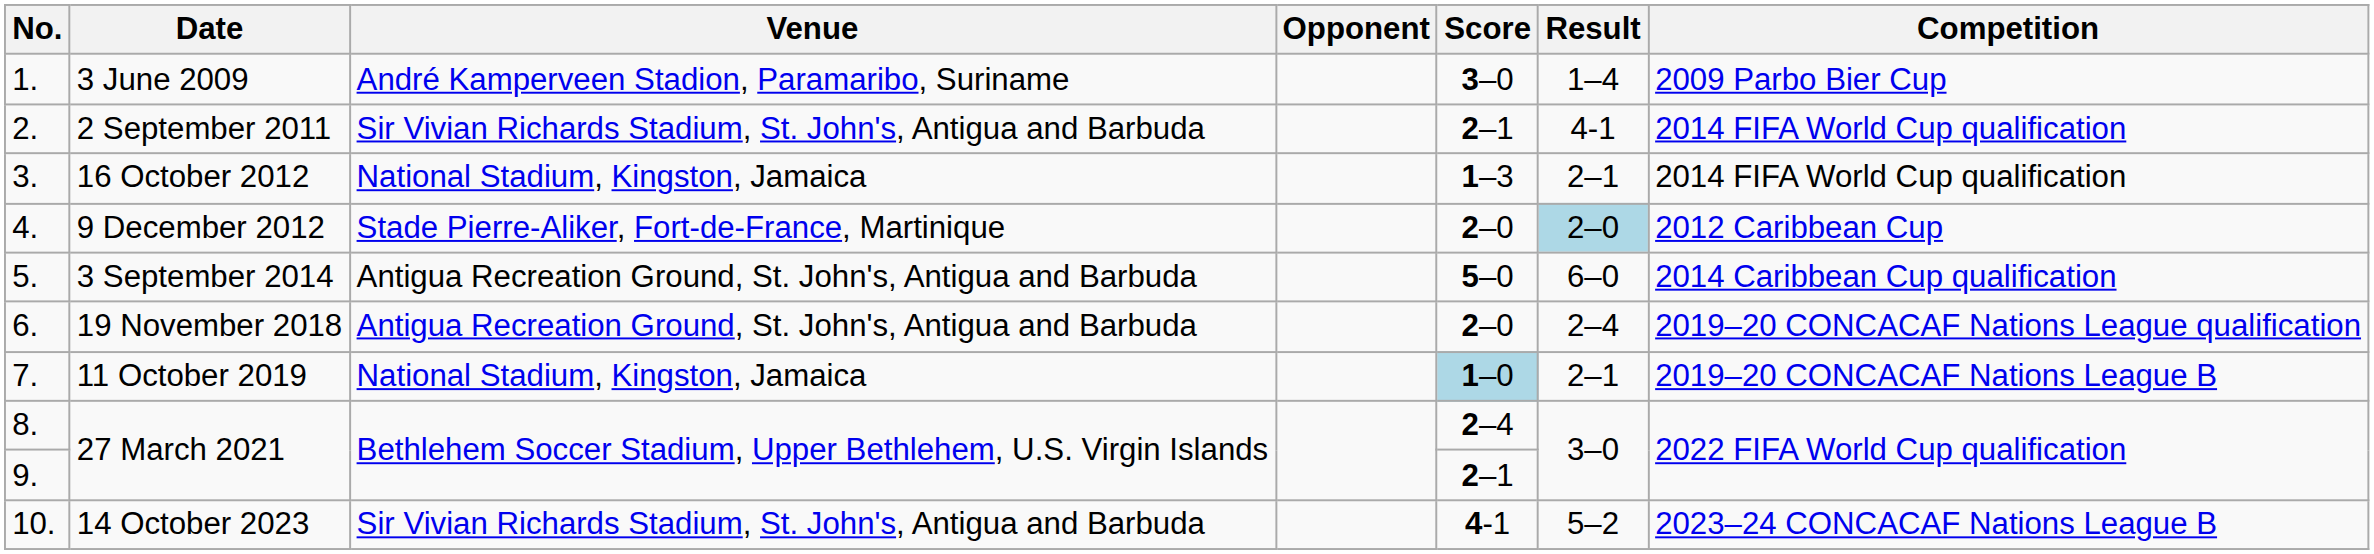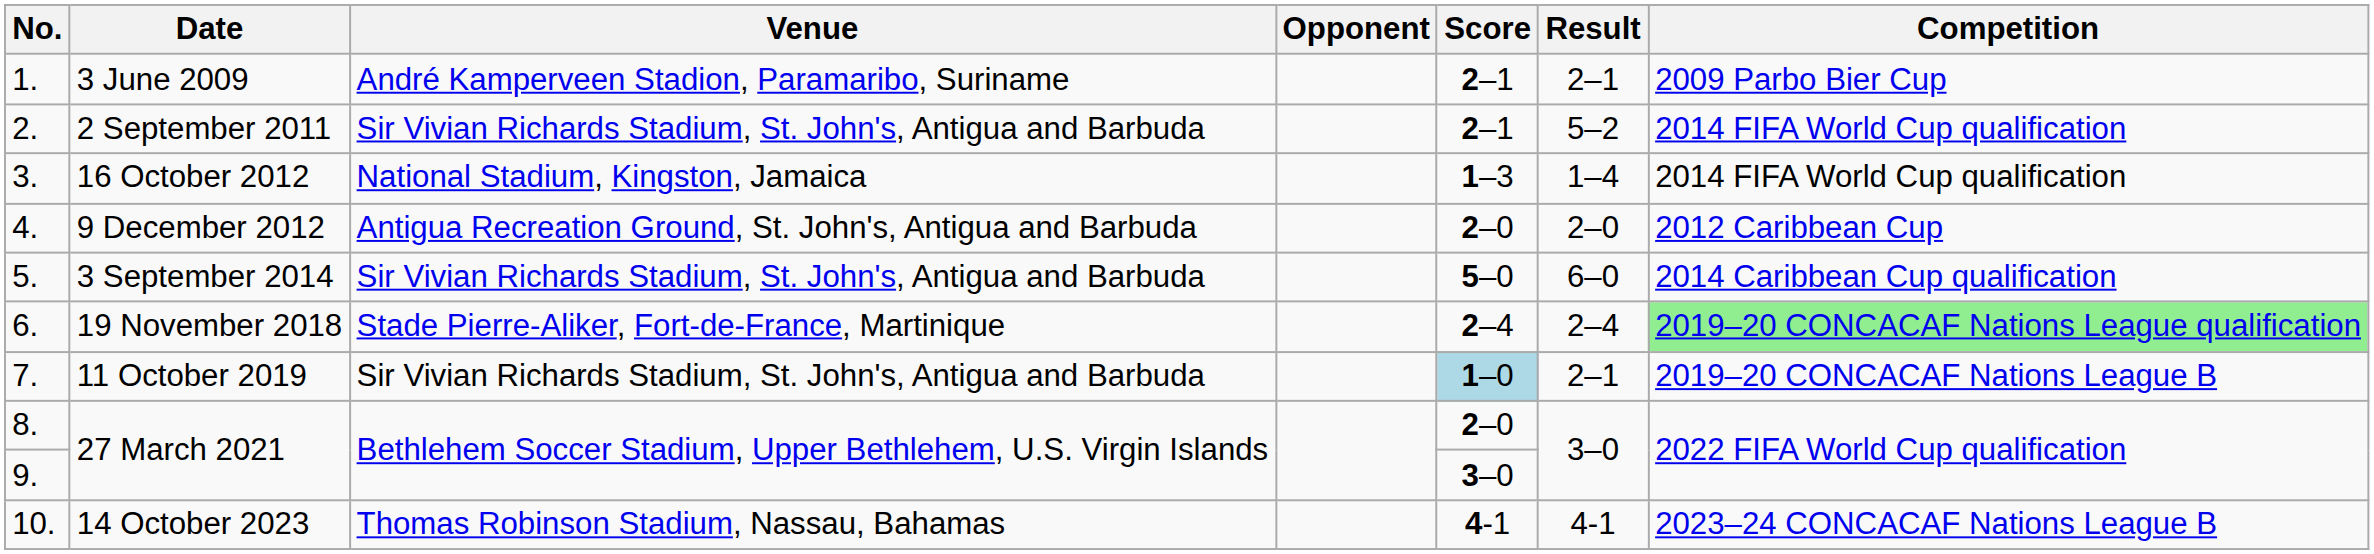(1488, 78) 3–0 -> (1488, 78) 2–1
(1593, 78) 1–4 -> (1593, 78) 2–1
(1593, 128) 4-1 -> (1593, 128) 5–2
(1593, 177) 2–1 -> (1593, 177) 1–4
(681, 227) Stade Pierre-Aliker, Fort-de-France, Martinique -> (777, 227) Antigua Recreation Ground, St. John's, Antigua and Barbuda
(1593, 227) lightblue background -> (1593, 227) no background
(777, 276) Antigua Recreation Ground, St. John's, Antigua and Barbuda -> (781, 276) Sir Vivian Richards Stadium, St. John's, Antigua and Barbuda
(777, 326) Antigua Recreation Ground, St. John's, Antigua and Barbuda -> (681, 326) Stade Pierre-Aliker, Fort-de-France, Martinique
(1488, 326) 2–0 -> (1488, 326) 2–4
(2008, 326) no background -> (2008, 326) lightgreen background
(612, 375) National Stadium, Kingston, Jamaica -> (781, 375) Sir Vivian Richards Stadium, St. John's, Antigua and Barbuda
(1488, 425) 2–4 -> (1488, 425) 2–0
(1488, 474) 2–1 -> (1488, 474) 3–0
(781, 524) Sir Vivian Richards Stadium, St. John's, Antigua and Barbuda -> (681, 524) Thomas Robinson Stadium, Nassau, Bahamas
(1593, 524) 5–2 -> (1593, 524) 4-1
